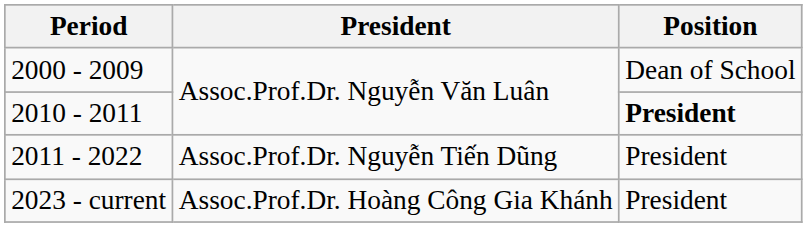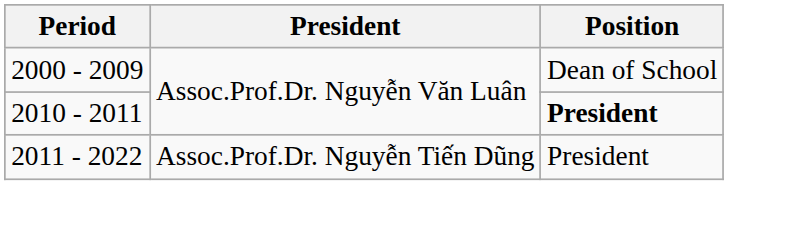- row: (89, 199)
